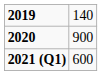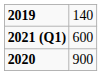rows swapped: (22, 37) <-> (37, 59)
